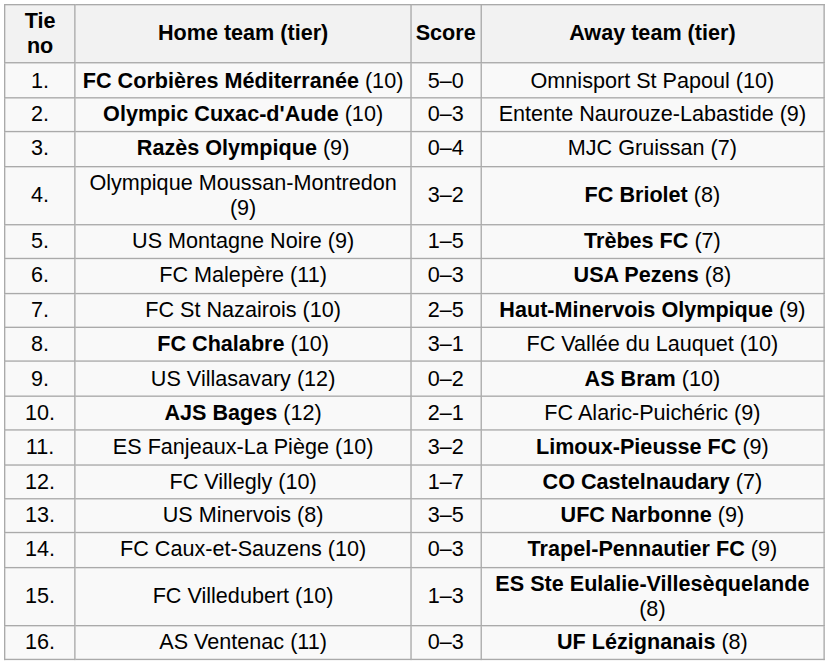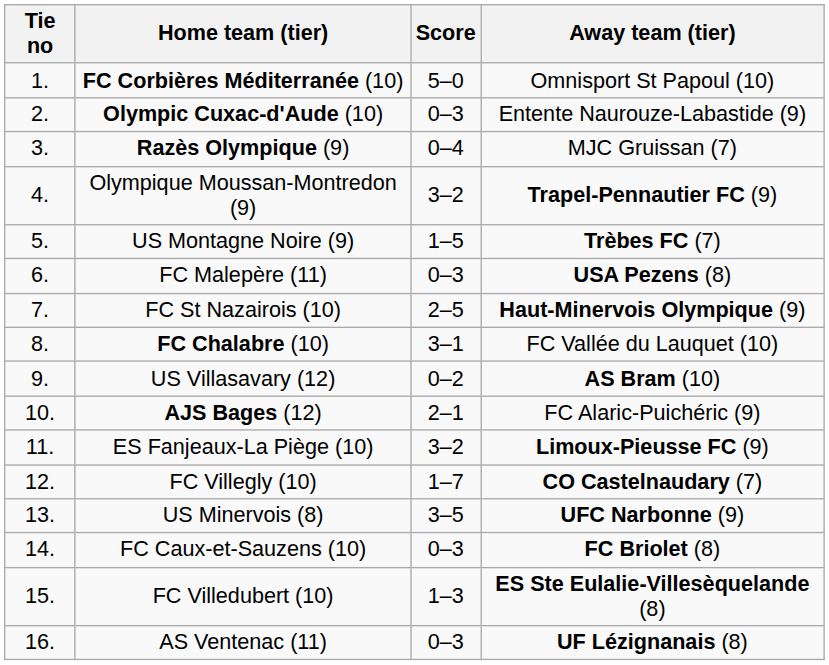(652, 195) FC Briolet (8) -> (652, 195) Trapel-Pennautier FC (9)
(652, 549) Trapel-Pennautier FC (9) -> (652, 549) FC Briolet (8)
